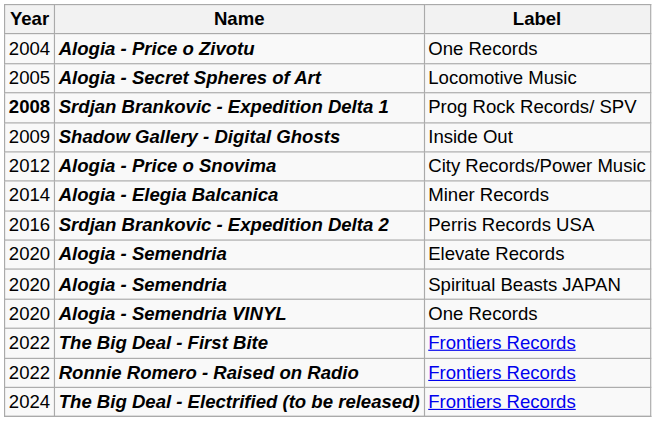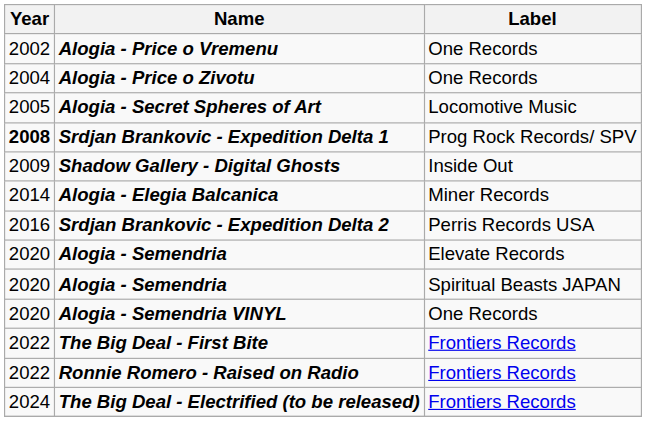+ row: (168, 48)
- row: (168, 166)
